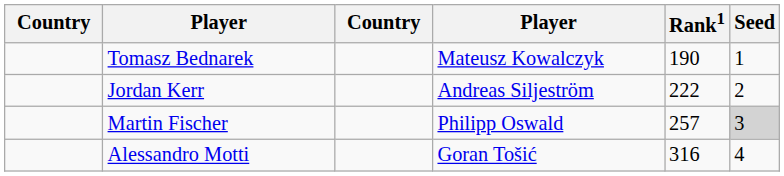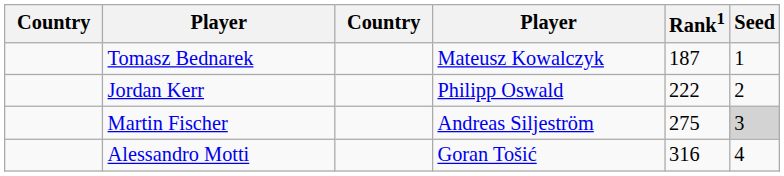(684, 58) 190 -> (684, 58) 187
(516, 90) Andreas Siljeström -> (500, 90) Philipp Oswald
(500, 122) Philipp Oswald -> (516, 122) Andreas Siljeström
(684, 122) 257 -> (684, 122) 275
